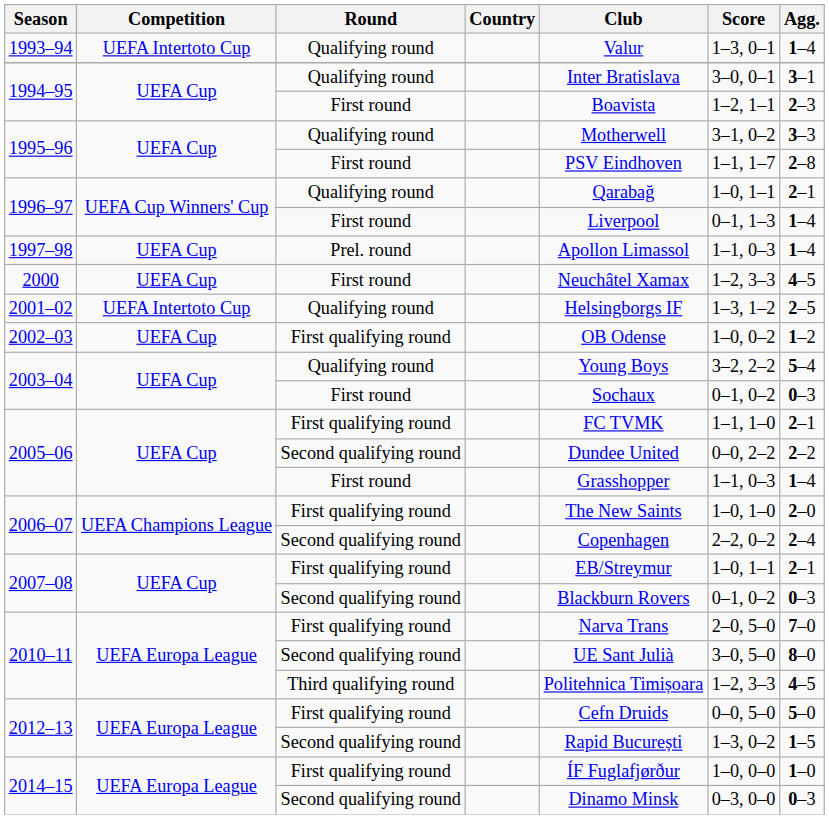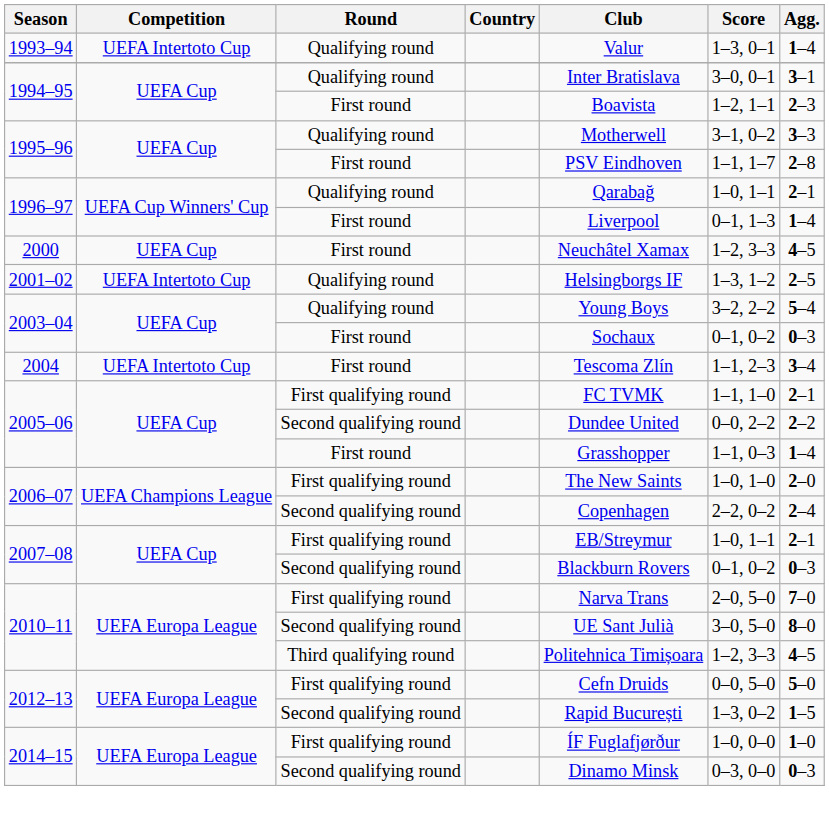- row: (41, 250)
- row: (41, 337)
+ row: (41, 366)
